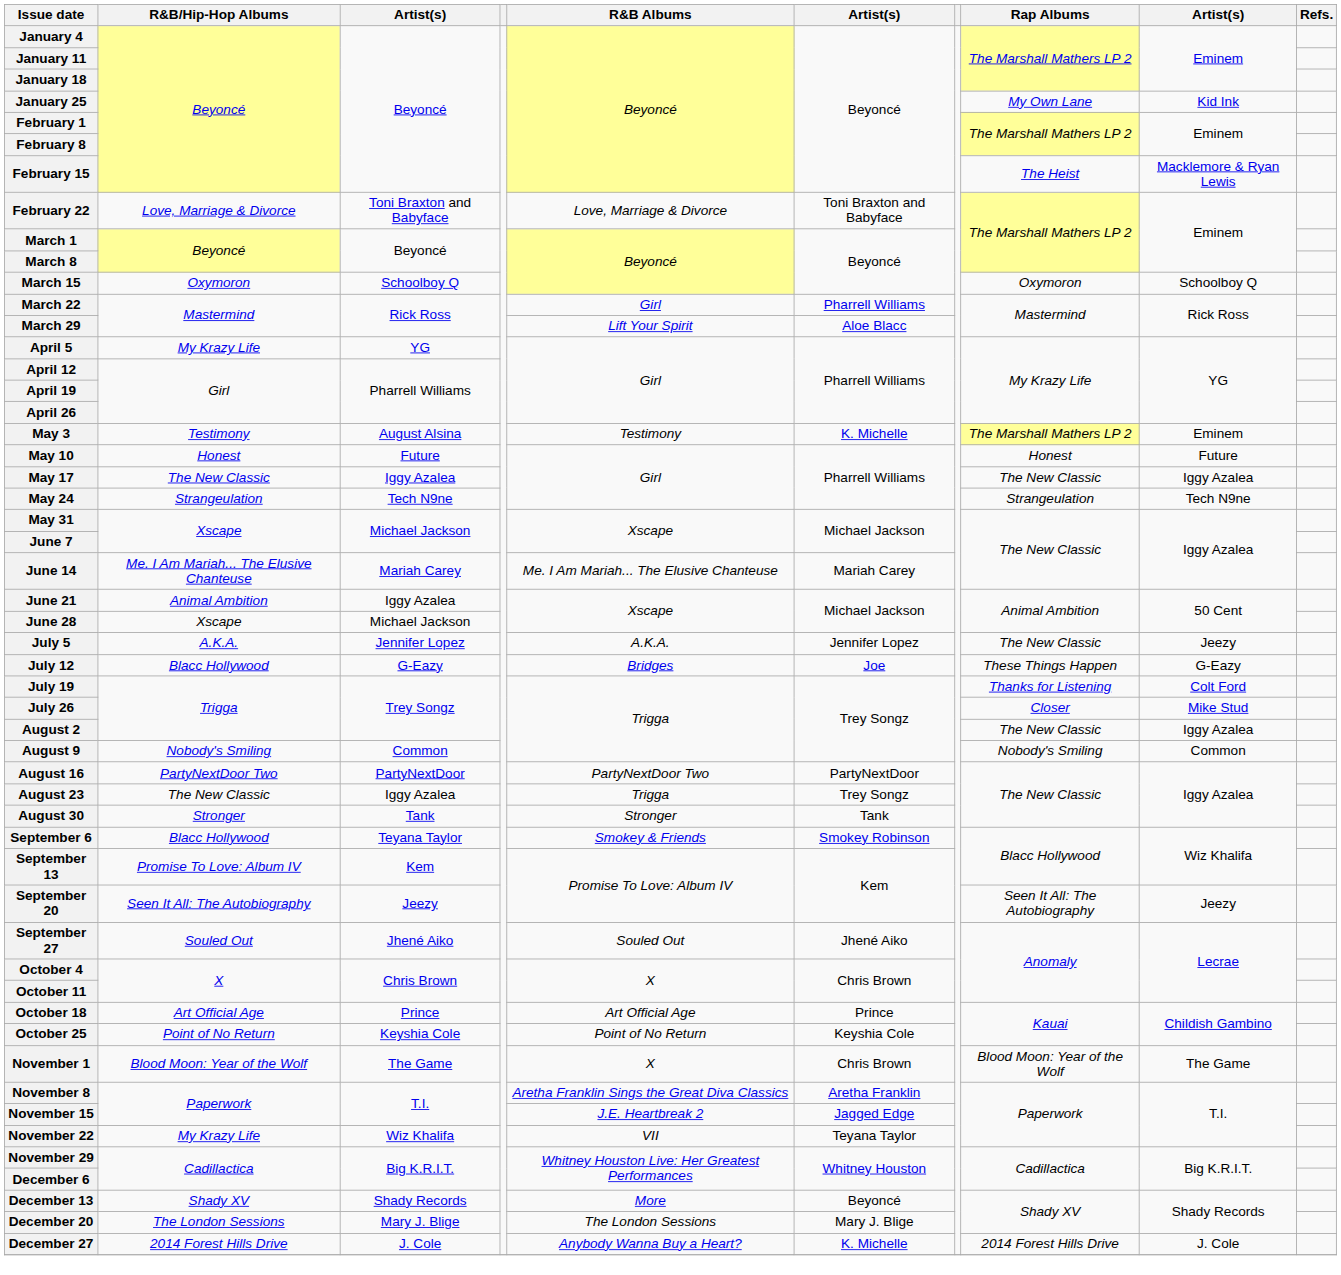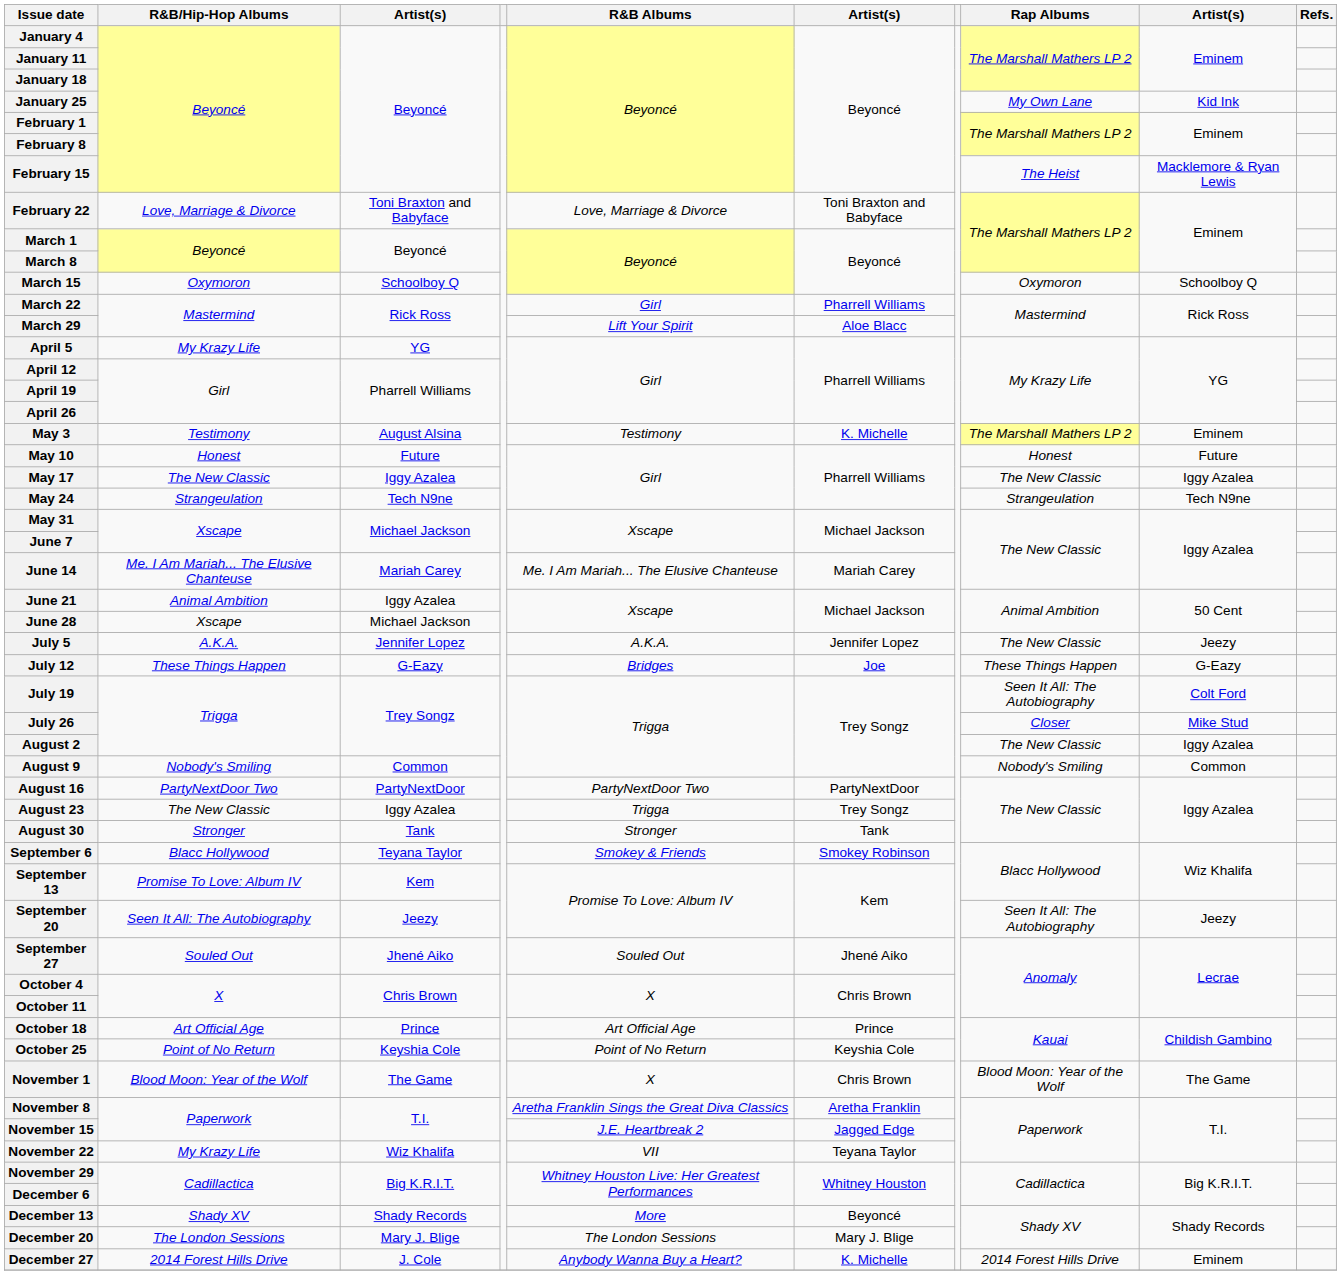(219, 665) Blacc Hollywood -> (219, 665) These Things Happen
(1050, 686) Thanks for Listening -> (1050, 694) Seen It All: The Autobiography
(1218, 1243) J. Cole -> (1218, 1259) Eminem
